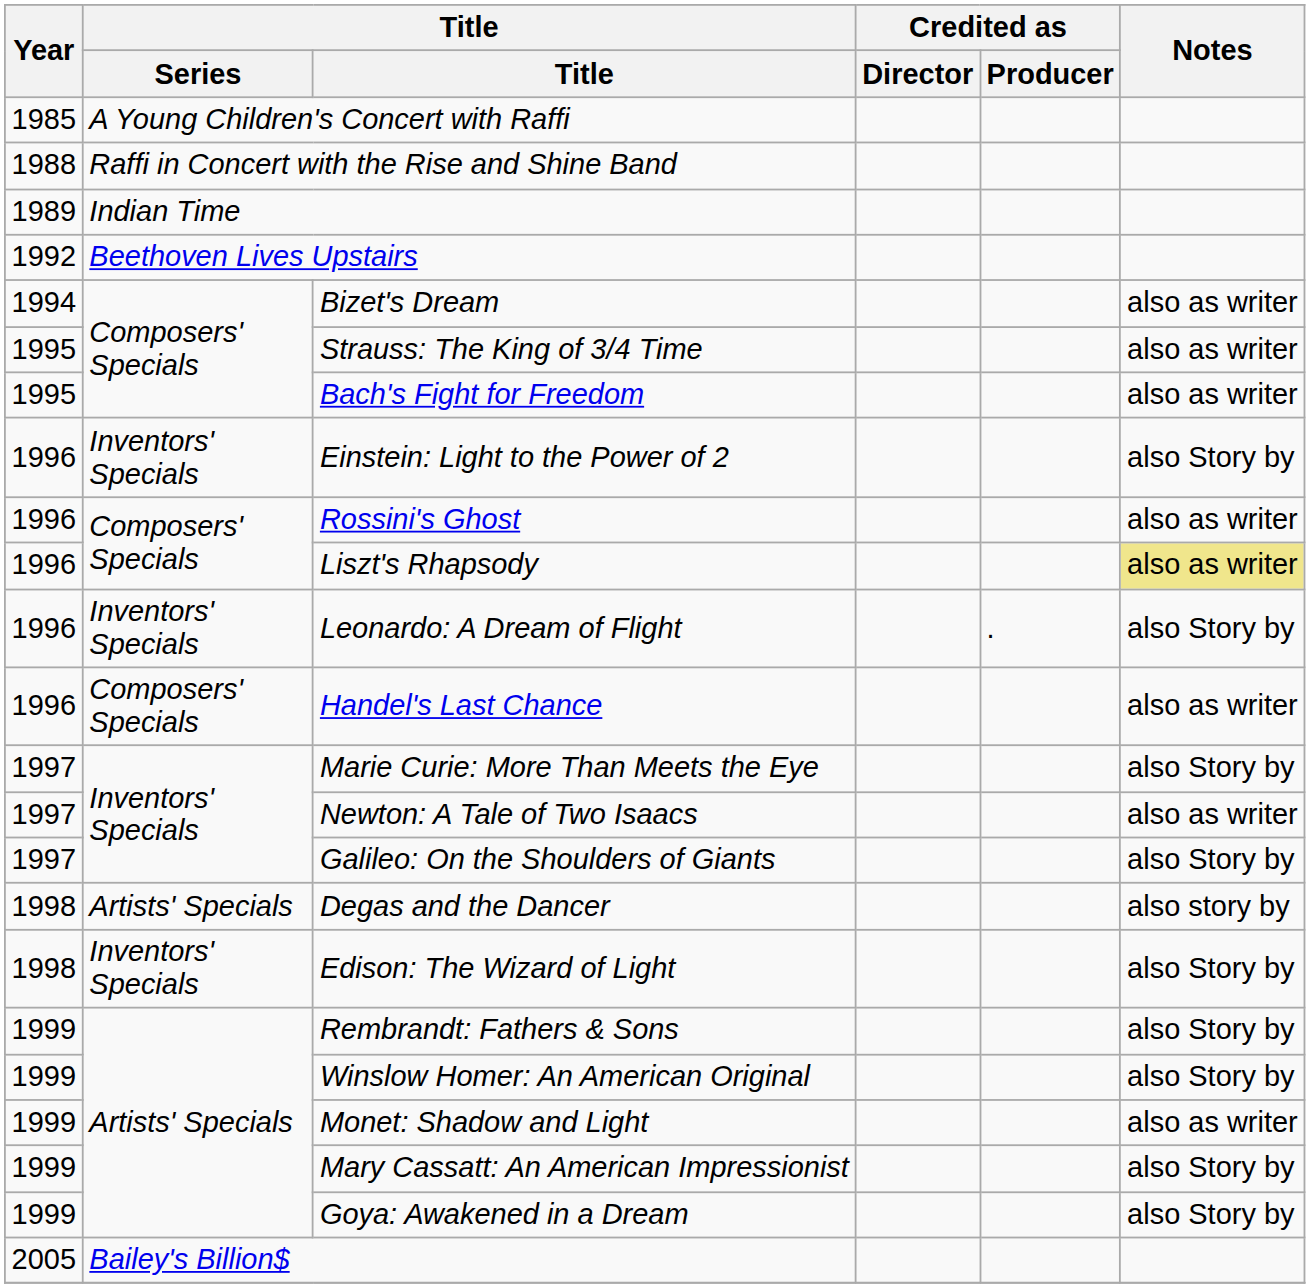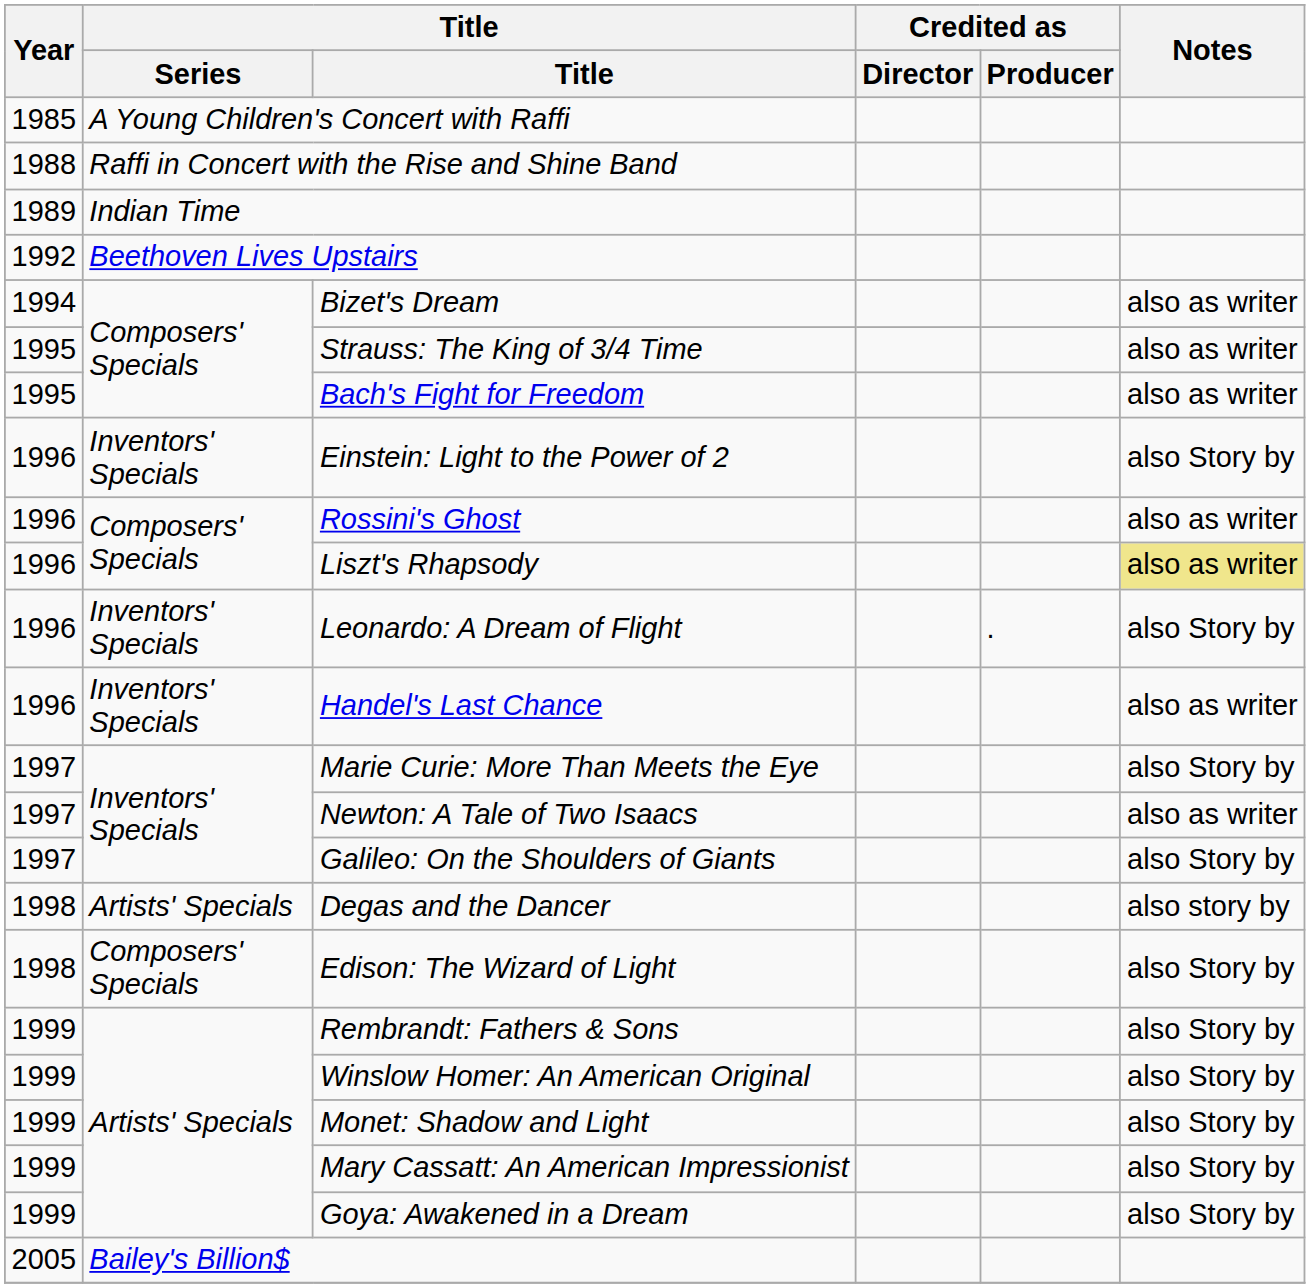(166, 705) Composers' Specials -> (152, 705) Inventors' Specials
(152, 968) Inventors' Specials -> (166, 968) Composers' Specials
(1212, 1122) also as writer -> (1211, 1122) also Story by
